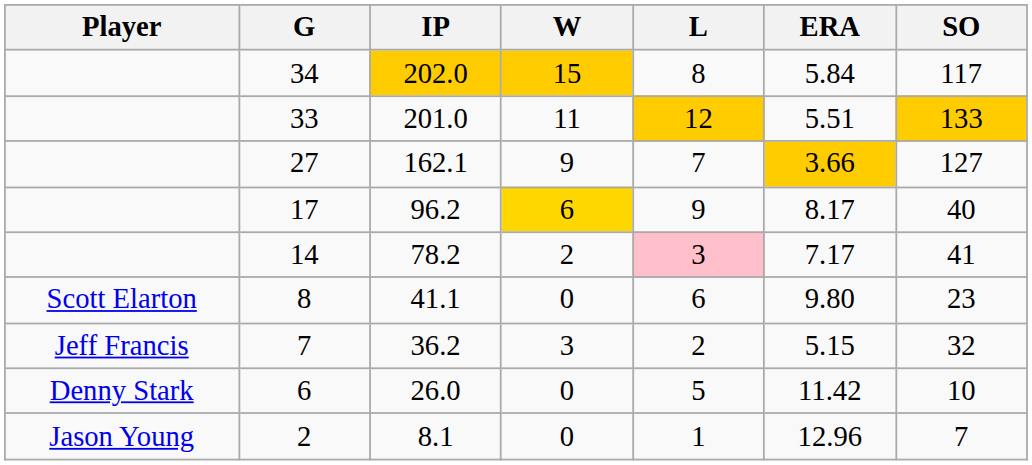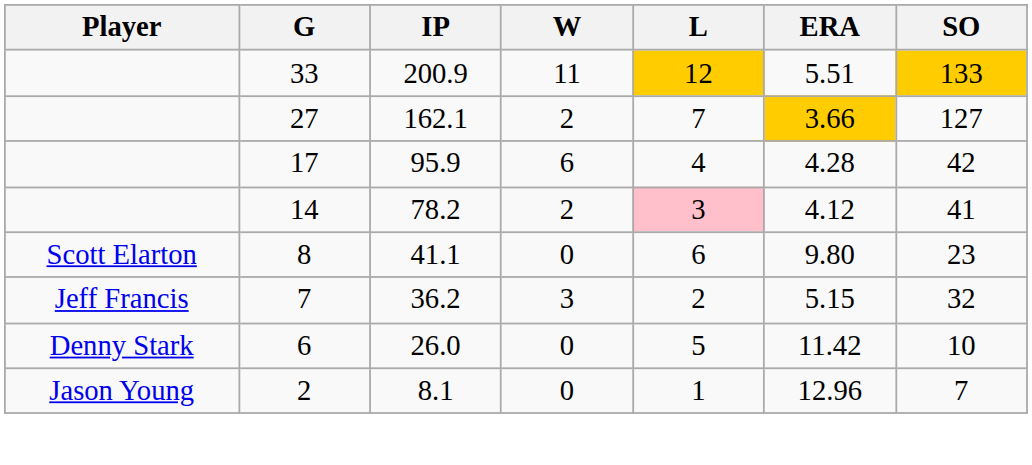- row: (304, 72)
(436, 118) 201.0 -> (436, 72) 200.9
(567, 163) 9 -> (567, 118) 2
(436, 208) 96.2 -> (436, 163) 95.9
(567, 208) gold background -> (567, 163) no background
(698, 208) 9 -> (698, 163) 4
(830, 208) 8.17 -> (830, 163) 4.28
(961, 208) 40 -> (961, 163) 42
(830, 254) 7.17 -> (830, 208) 4.12
